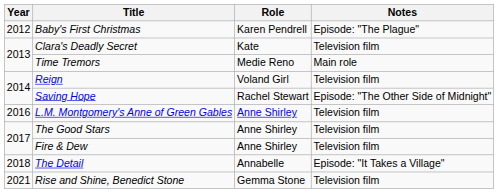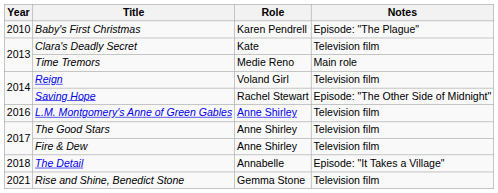(19, 29) 2012 -> (19, 29) 2010
